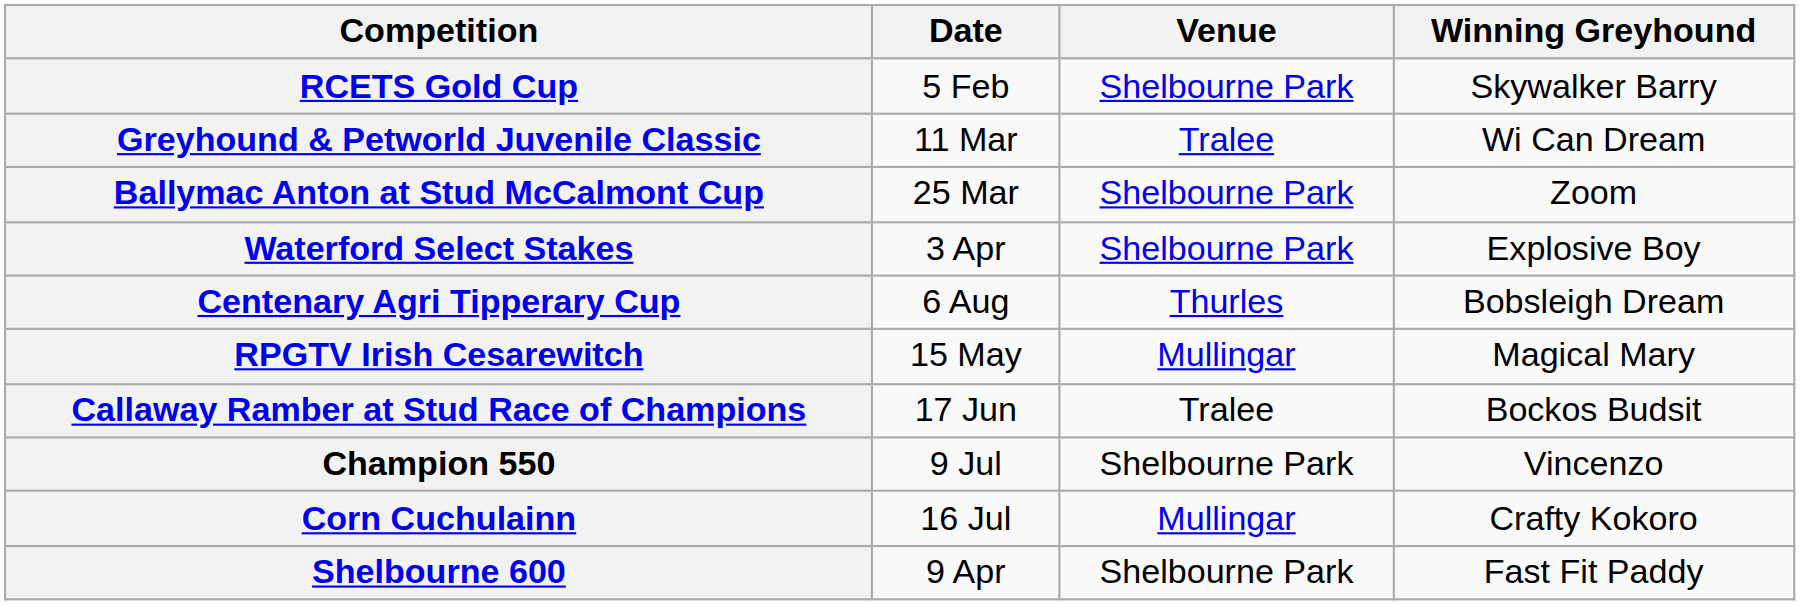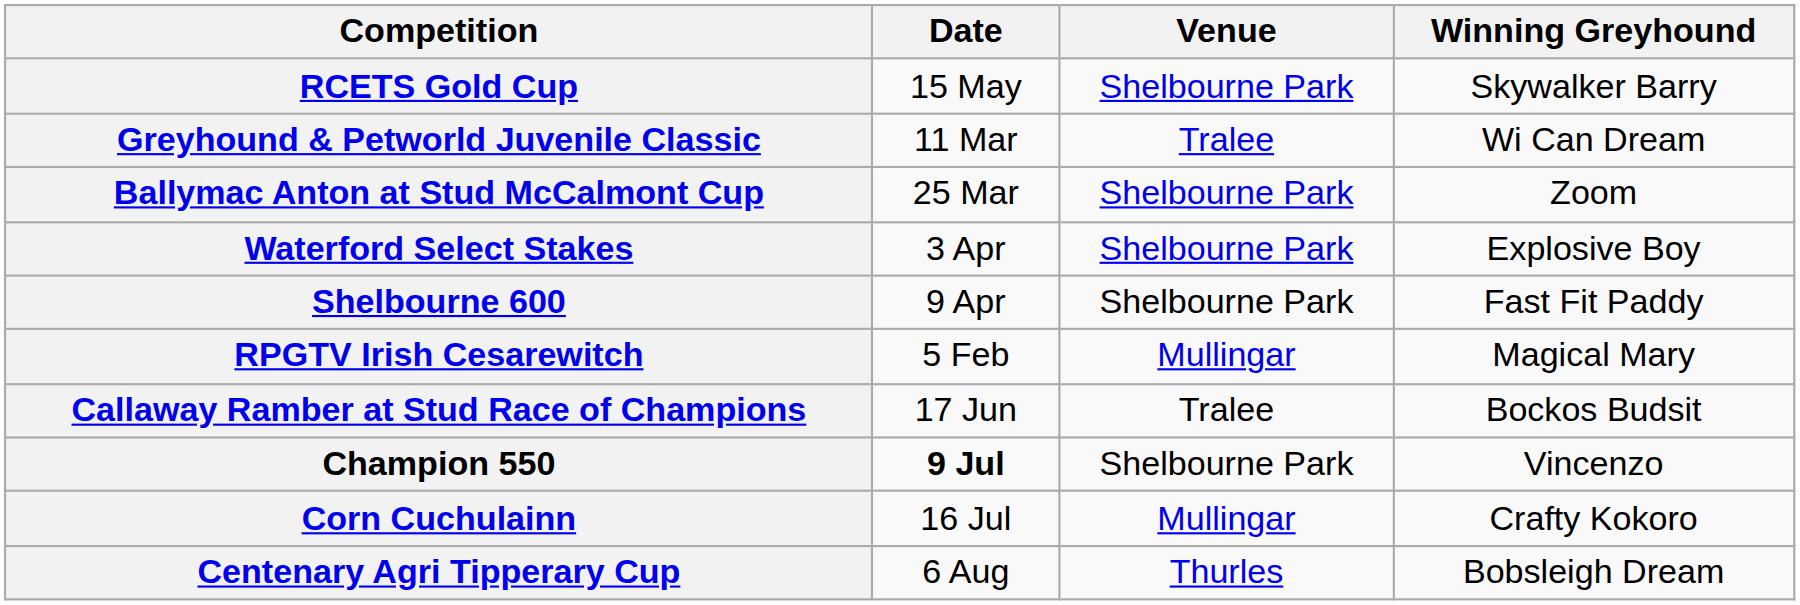(966, 85) 5 Feb -> (966, 85) 15 May
rows swapped: (439, 572) <-> (439, 301)
(966, 355) 15 May -> (966, 355) 5 Feb
(966, 463) normal -> (966, 463) bold
